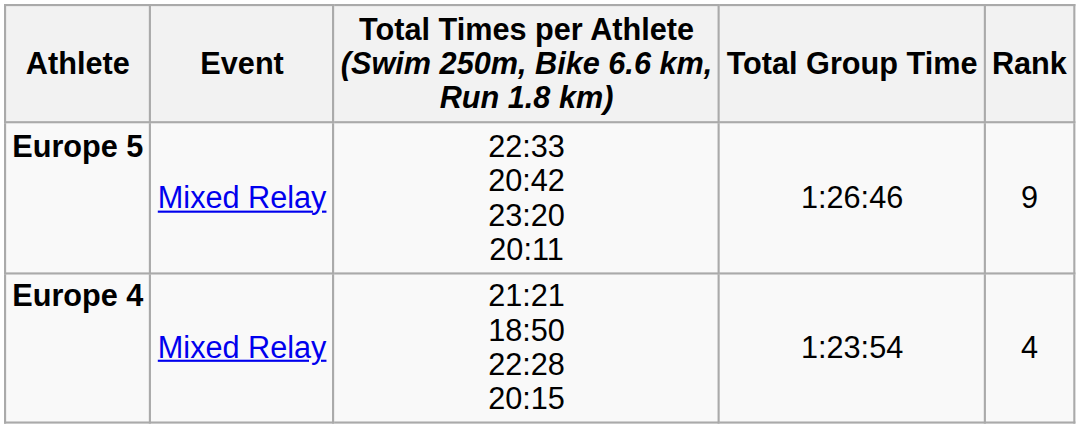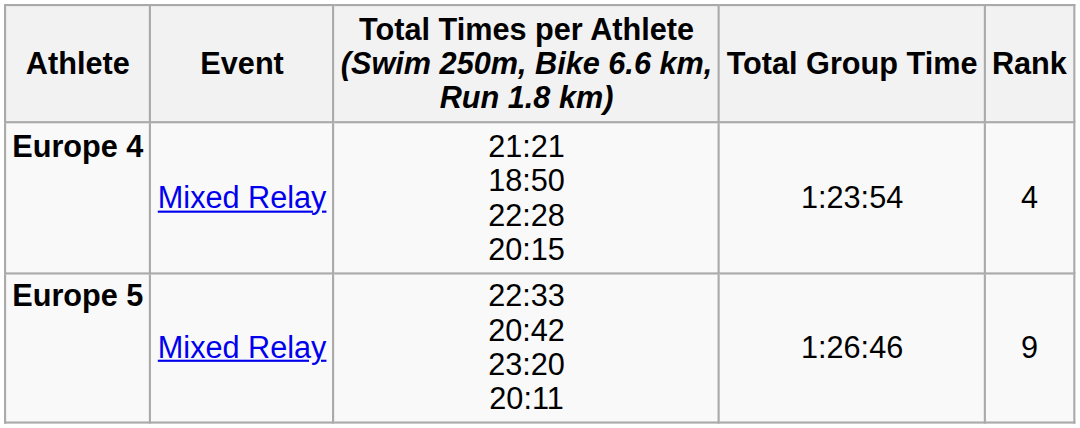rows swapped: (78, 297) <-> (78, 146)
